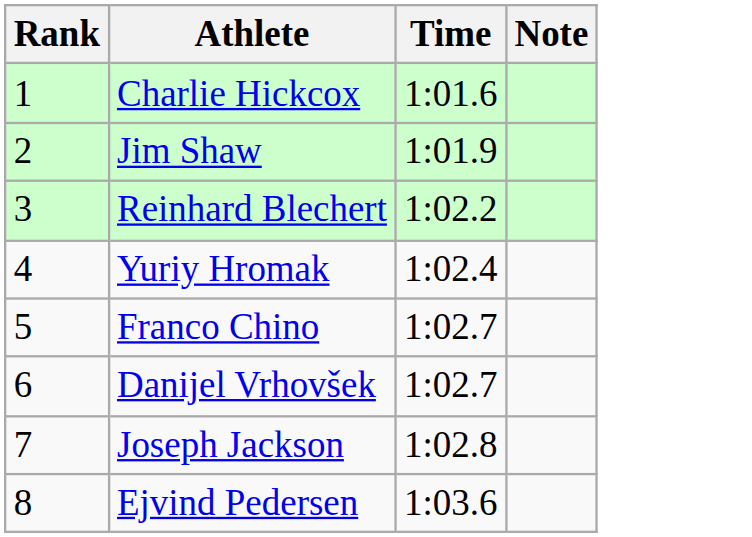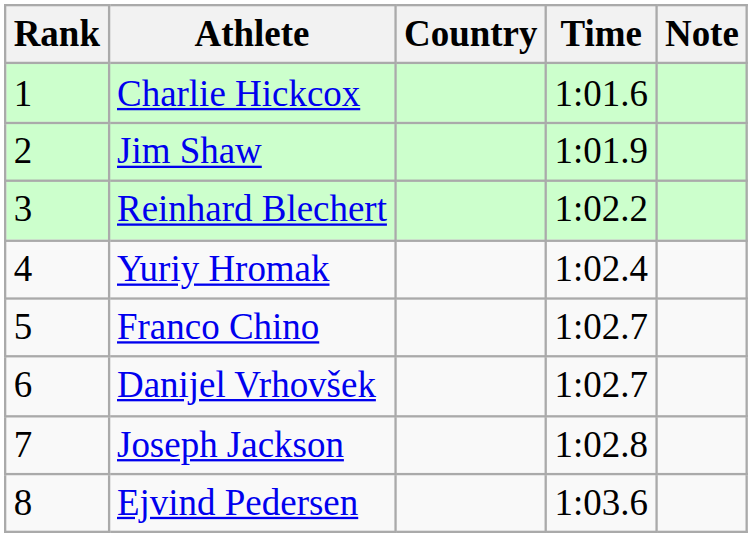+ column: (471, 33)
